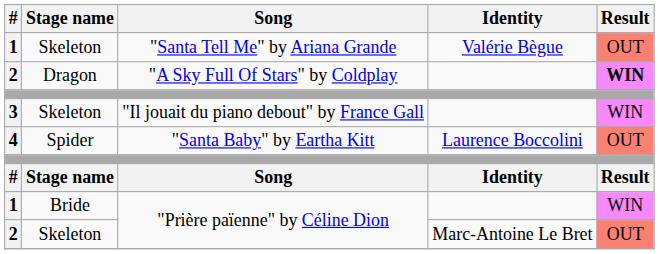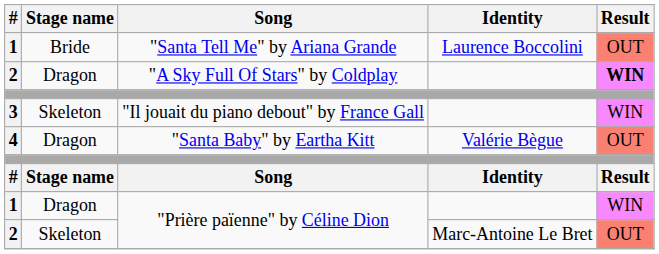(70, 47) Skeleton -> (70, 47) Bride
(512, 47) Valérie Bègue -> (512, 47) Laurence Boccolini
(70, 140) Spider -> (70, 140) Dragon
(512, 140) Laurence Boccolini -> (512, 140) Valérie Bègue
(70, 205) Bride -> (70, 205) Dragon
